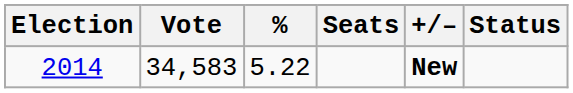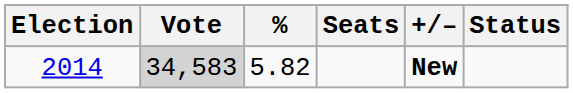(191, 67) no background -> (191, 67) lightgrey background
(280, 67) 5.22 -> (280, 67) 5.82
